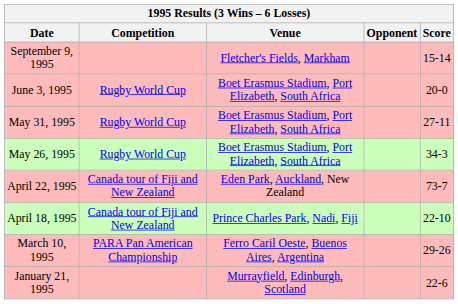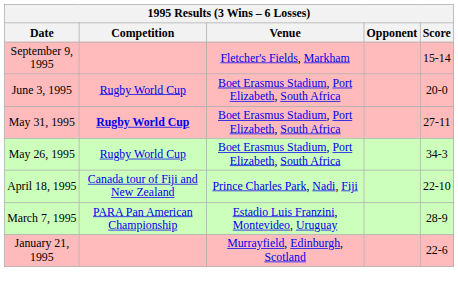(143, 122) normal -> (143, 122) bold
- row: (42, 186)
- row: (42, 250)
+ row: (42, 218)
